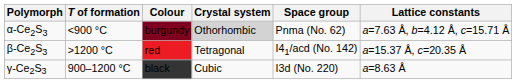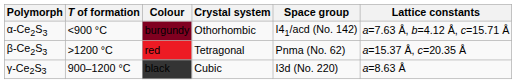(225, 31) lightgrey background -> (225, 31) no background
(310, 31) Pnma (No. 62) -> (317, 31) I41/acd (No. 142)
(317, 50) I41/acd (No. 142) -> (310, 50) Pnma (No. 62)
